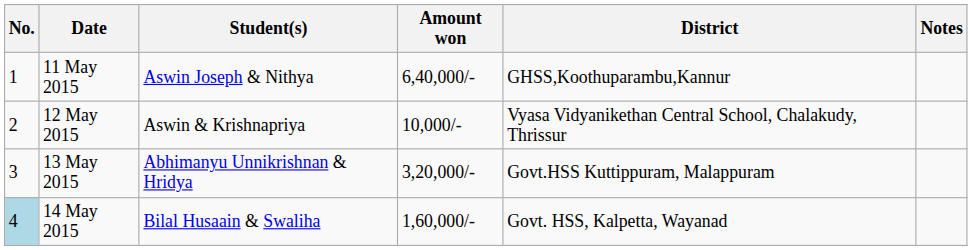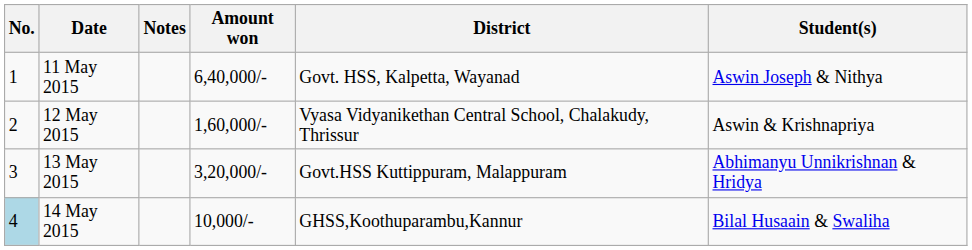columns swapped: (269, 28) <-> (942, 28)
(619, 76) GHSS,Koothuparambu,Kannur -> (409, 76) Govt. HSS, Kalpetta, Wayanad
(432, 124) 10,000/- -> (231, 124) 1,60,000/-
(438, 221) 1,60,000/- -> (224, 221) 10,000/-
(617, 221) Govt. HSS, Kalpetta, Wayanad -> (411, 221) GHSS,Koothuparambu,Kannur
